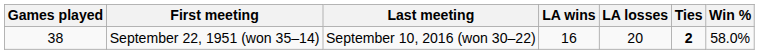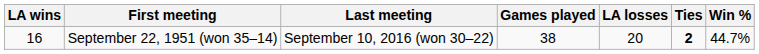columns swapped: (55, 15) <-> (569, 15)
(730, 37) 58.0% -> (730, 37) 44.7%
